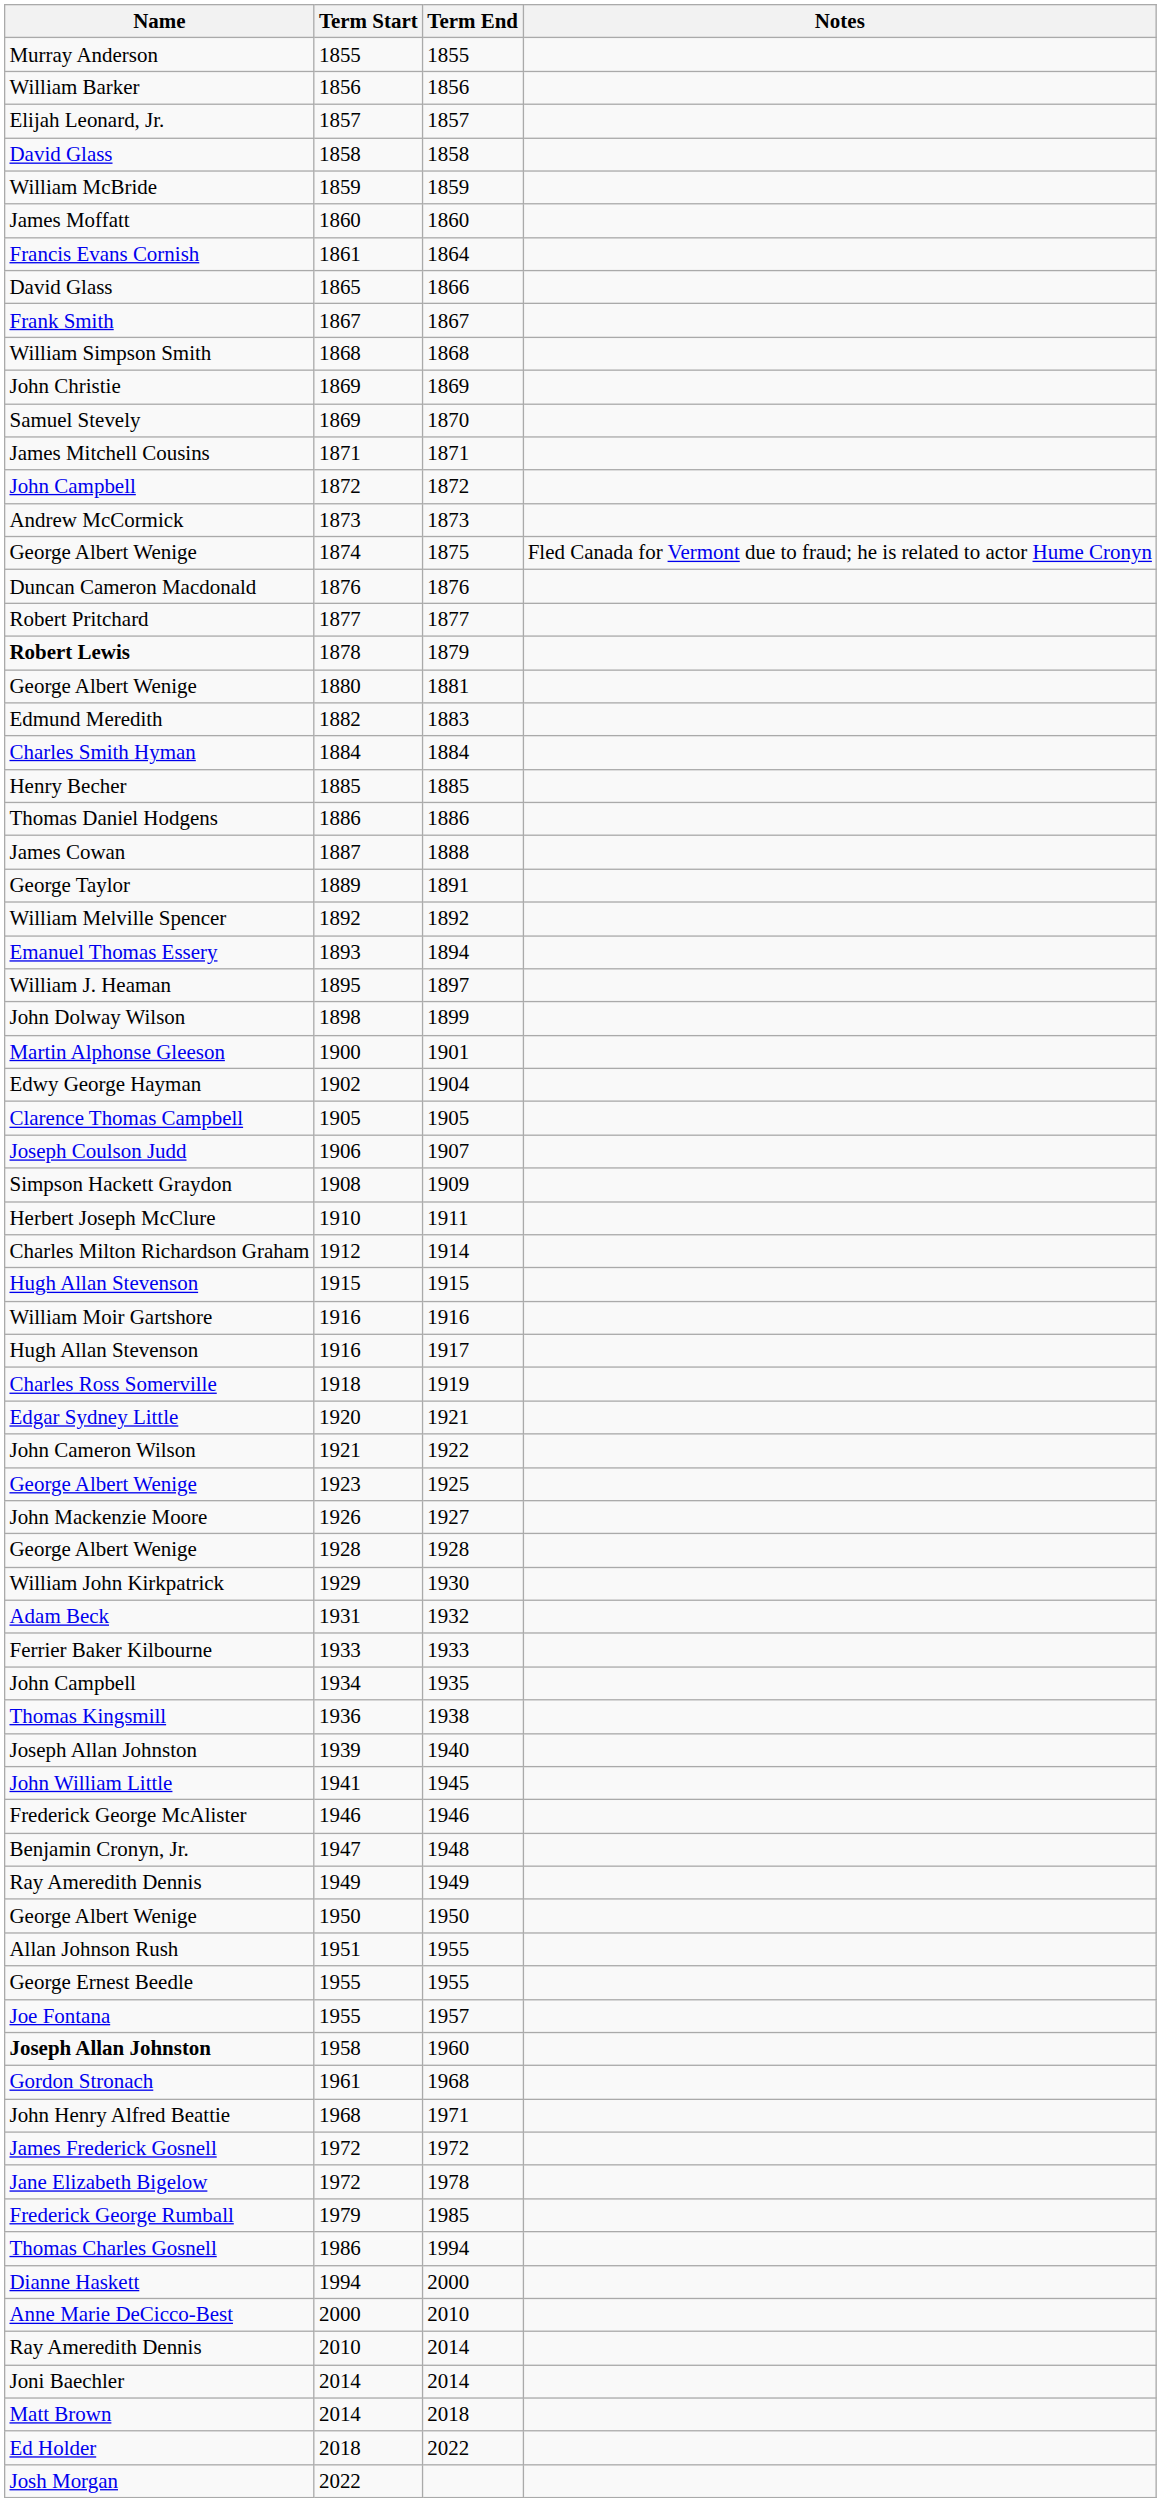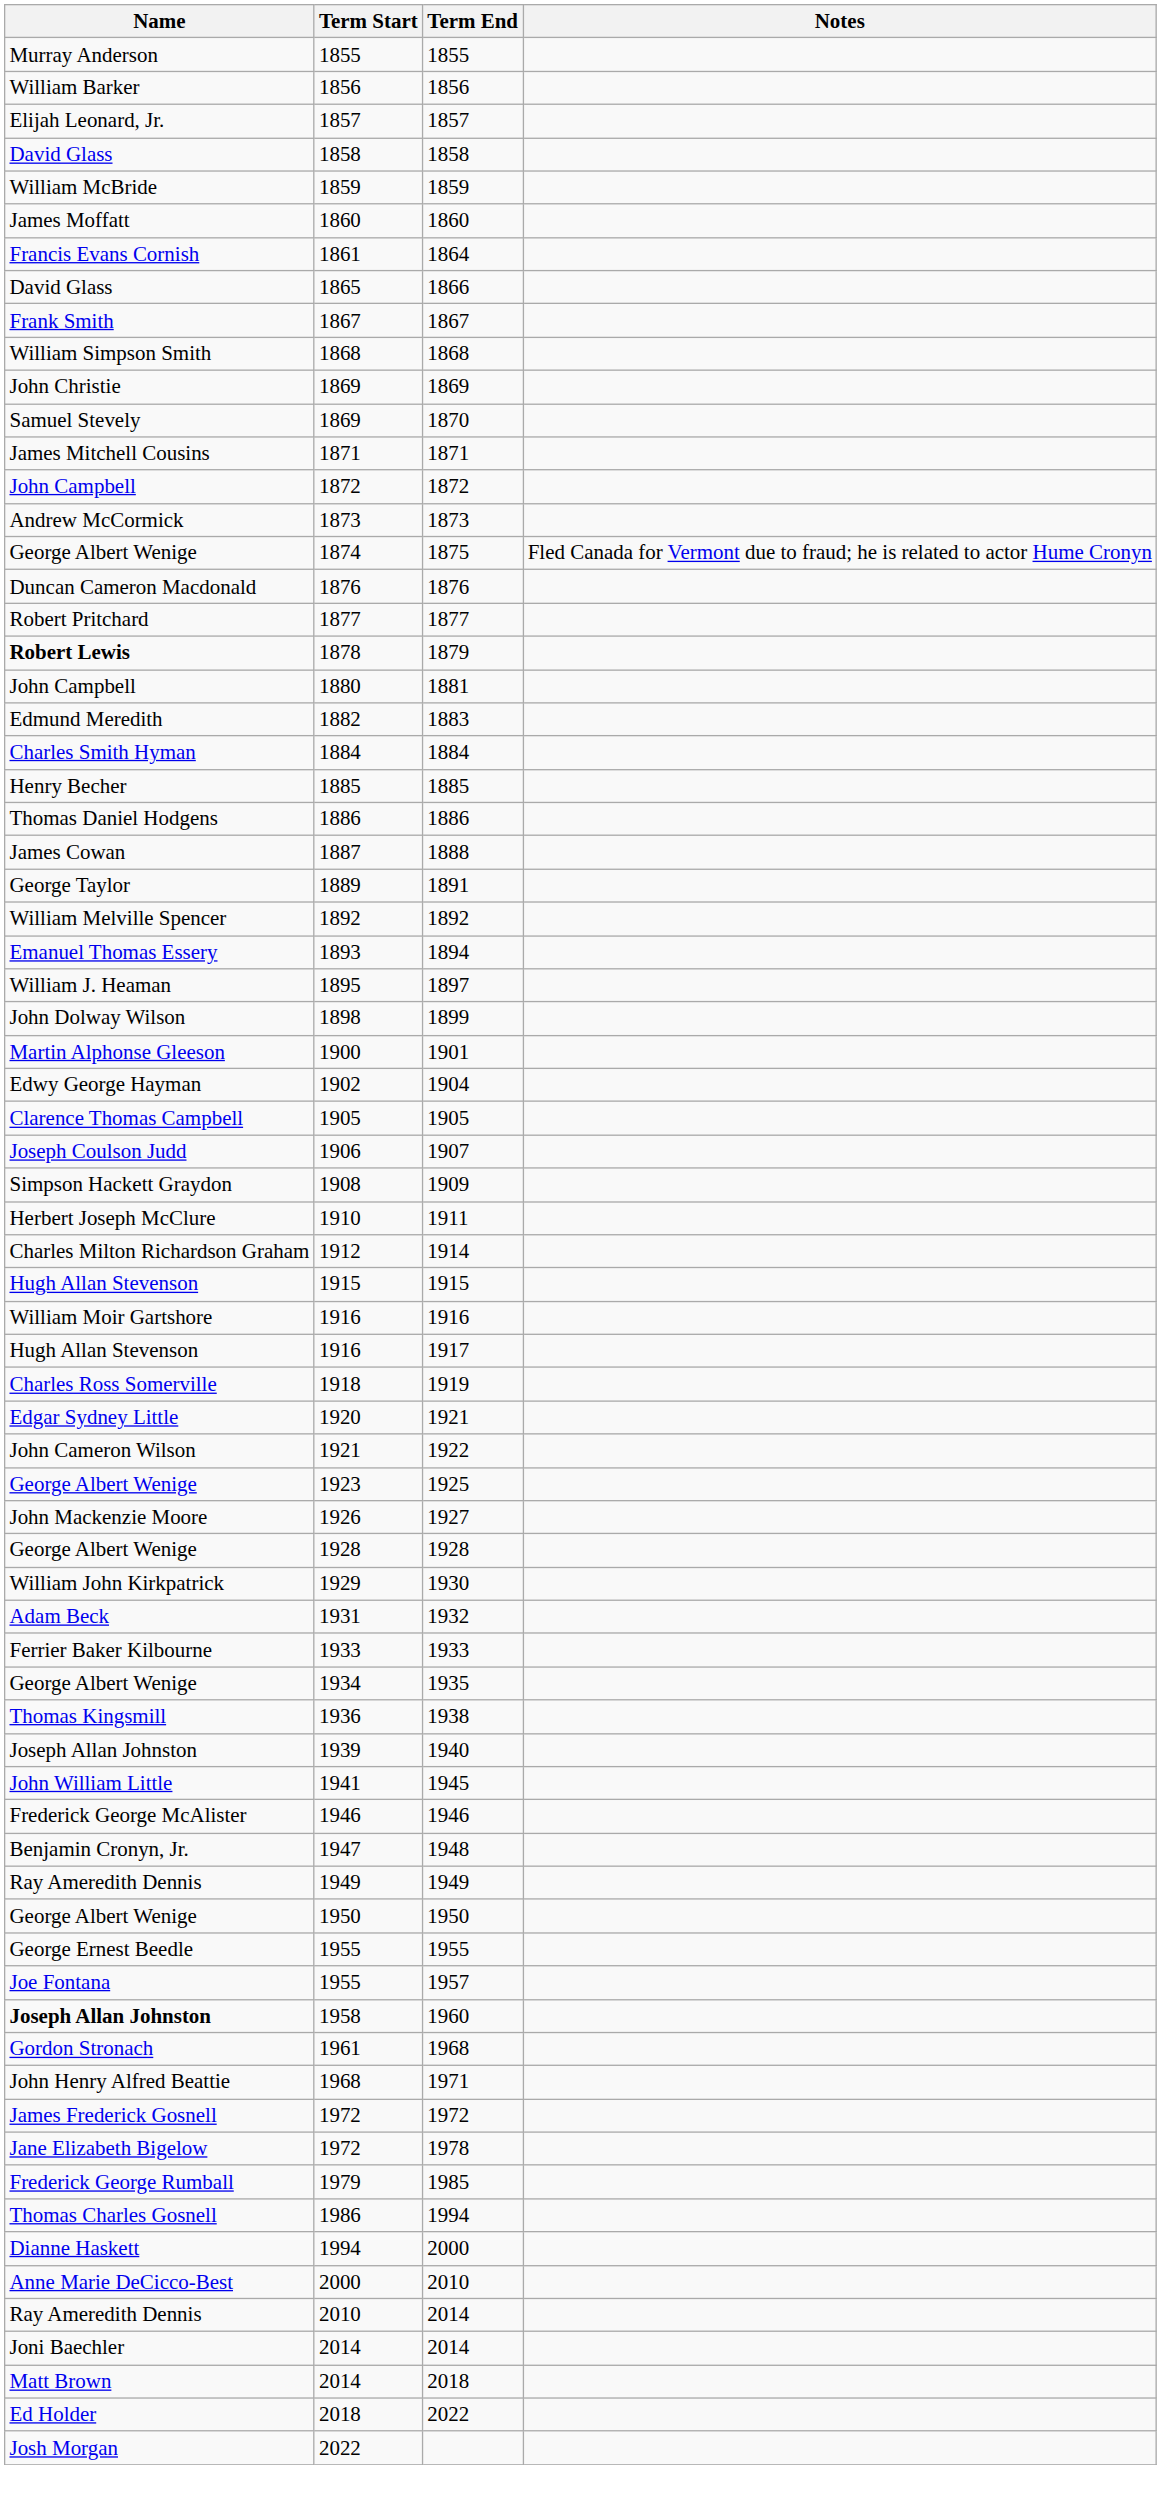(103, 685) George Albert Wenige -> (73, 685) John Campbell
(73, 1683) John Campbell -> (103, 1683) George Albert Wenige
- row: (340, 1949)
